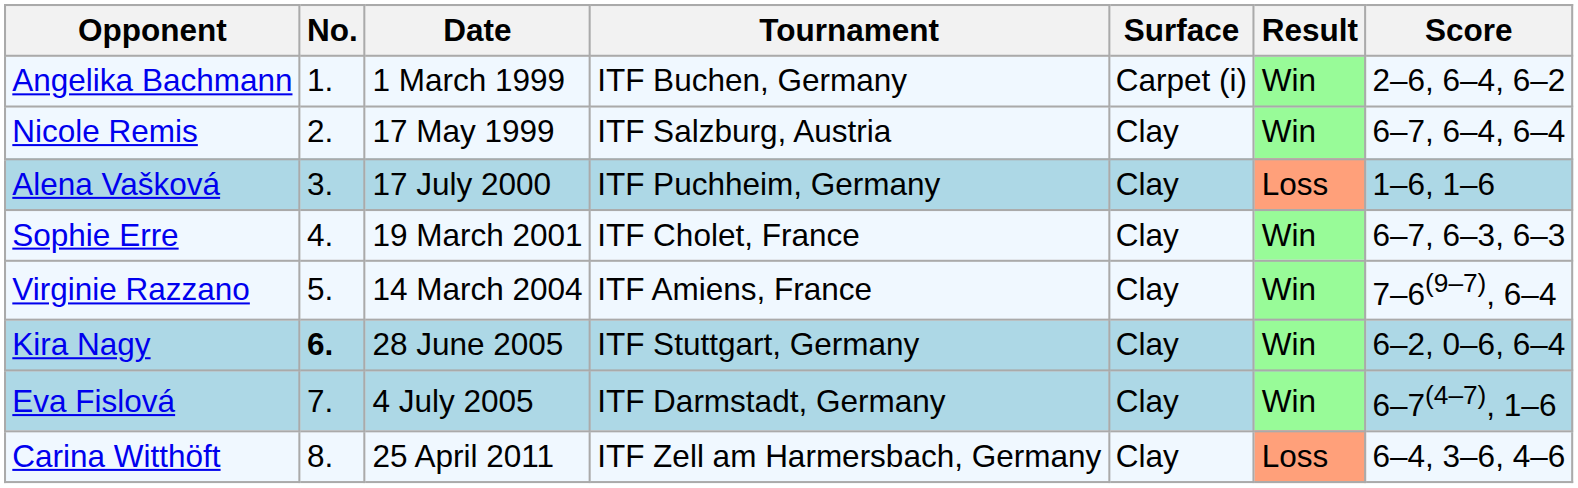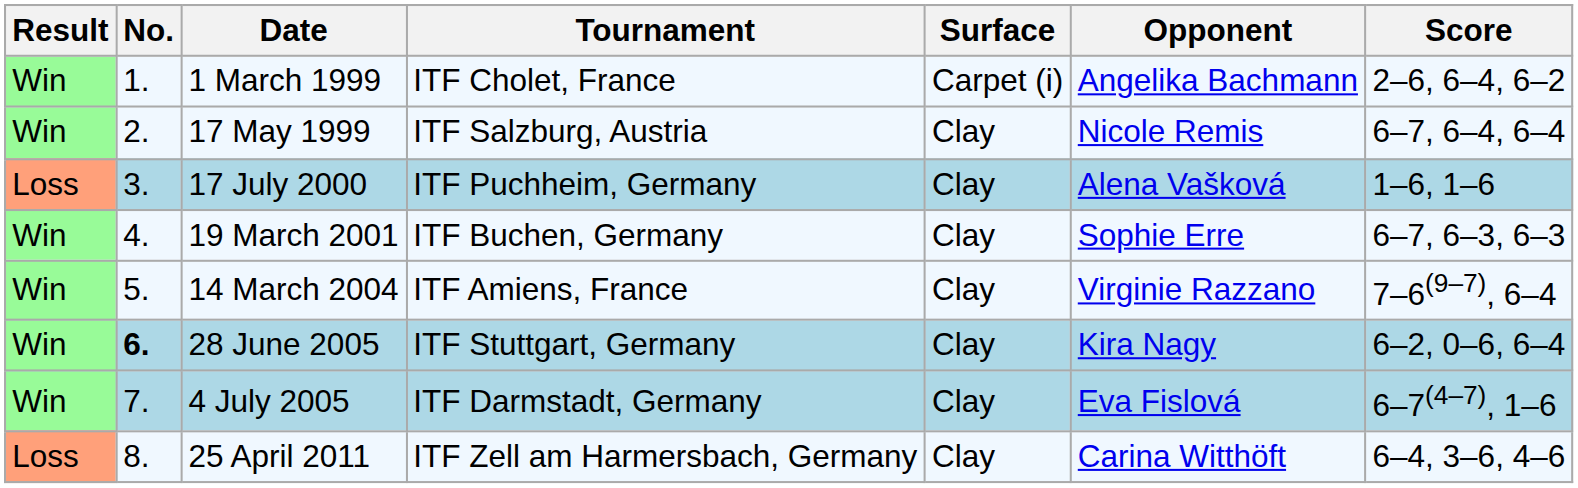columns swapped: (1310, 29) <-> (152, 29)
(752, 80) ITF Buchen, Germany -> (545, 80) ITF Cholet, France
(728, 234) ITF Cholet, France -> (568, 234) ITF Buchen, Germany
